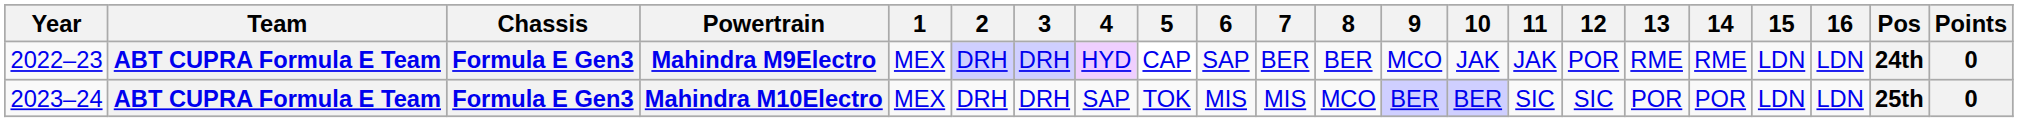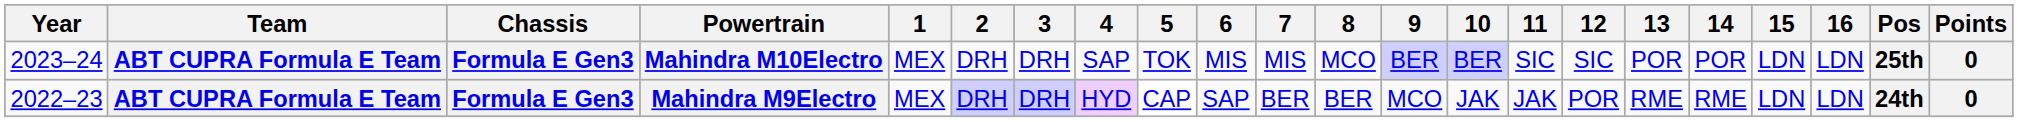rows swapped: (764, 60) <-> (764, 98)
